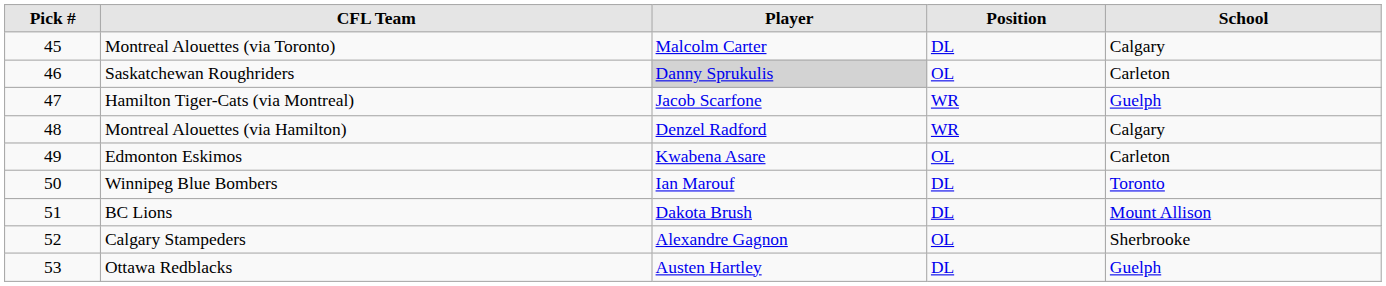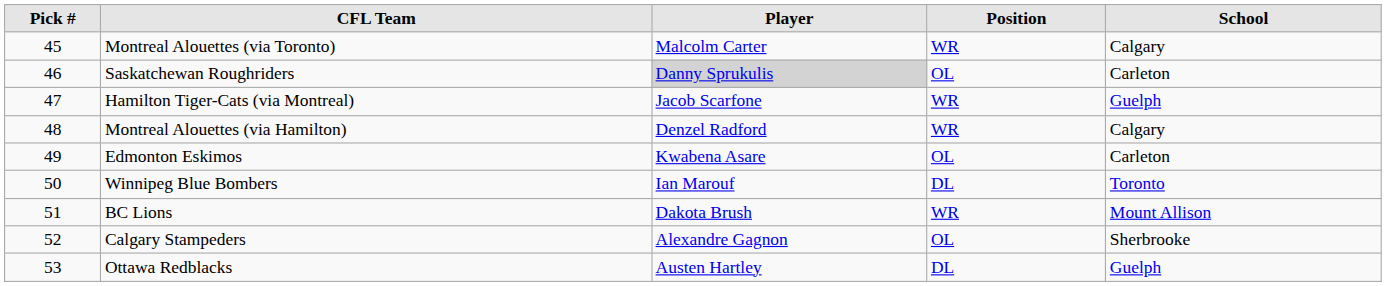(943, 45) DL -> (945, 45) WR
(943, 211) DL -> (945, 211) WR
